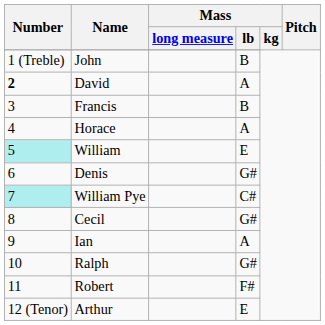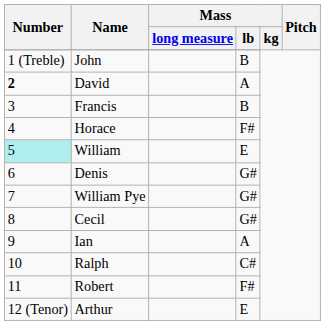(245, 128) A -> (247, 128) F#
(11, 196) paleturquoise background -> (11, 196) no background
(248, 196) C# -> (248, 196) G#
(248, 264) G# -> (248, 264) C#
